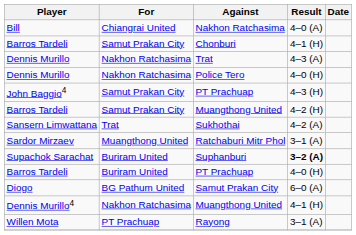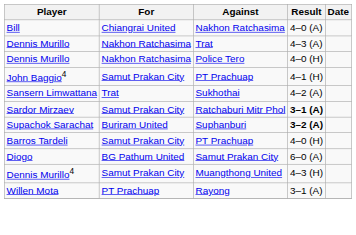- row: (37, 43)
(306, 92) 4–3 (H) -> (306, 76) 4–1 (H)
- row: (37, 109)
(145, 140) Muangthong United -> (143, 109) Samut Prakan City
(306, 140) normal -> (306, 109) bold
(135, 172) Buriram United -> (143, 140) Samut Prakan City
(146, 205) Nakhon Ratchasima -> (143, 173) Samut Prakan City
(306, 205) 4–1 (H) -> (306, 173) 4–3 (H)
